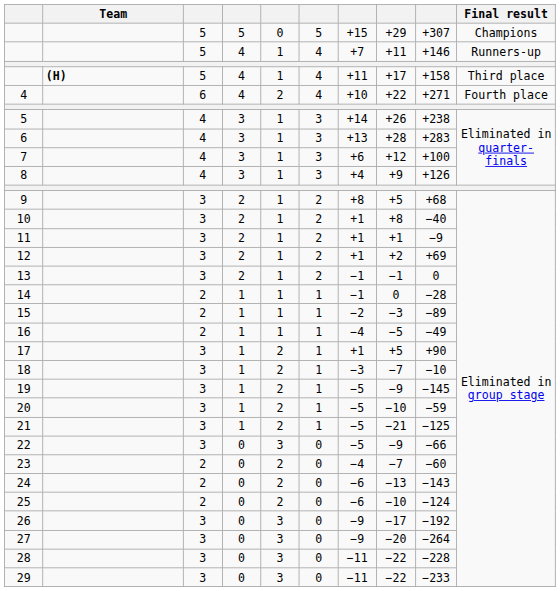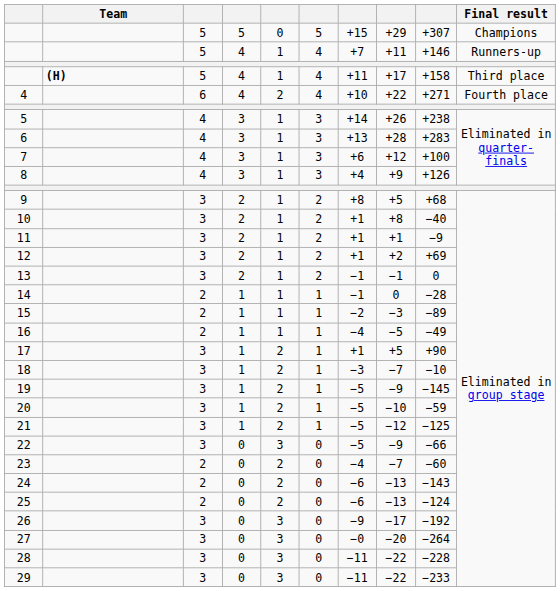(396, 426) −21 -> (396, 426) −12
(396, 502) −10 -> (396, 502) −13
(357, 540) −9 -> (357, 540) −0
